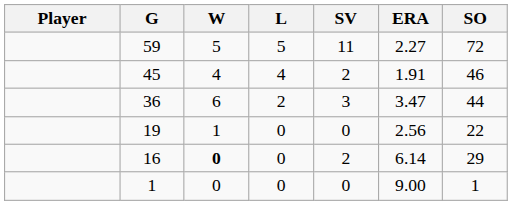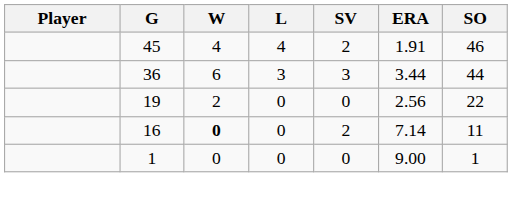- row: (152, 46)
(281, 102) 2 -> (281, 74) 3
(411, 102) 3.47 -> (411, 74) 3.44
(217, 130) 1 -> (217, 102) 2
(411, 158) 6.14 -> (411, 130) 7.14
(475, 158) 29 -> (475, 130) 11
